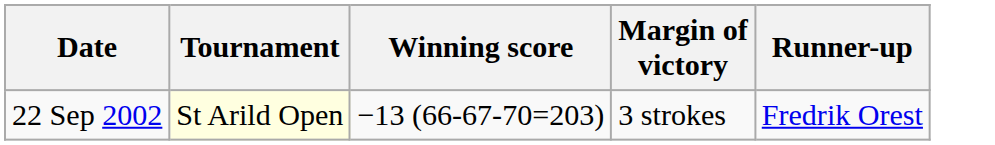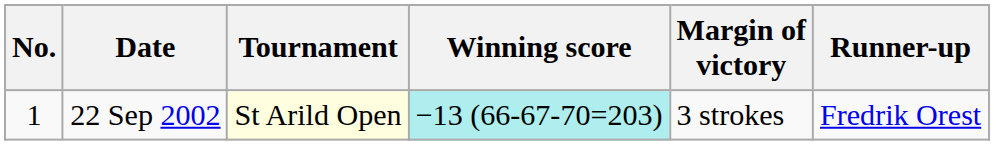+ column: (34, 47)
(481, 114) no background -> (539, 114) paleturquoise background
